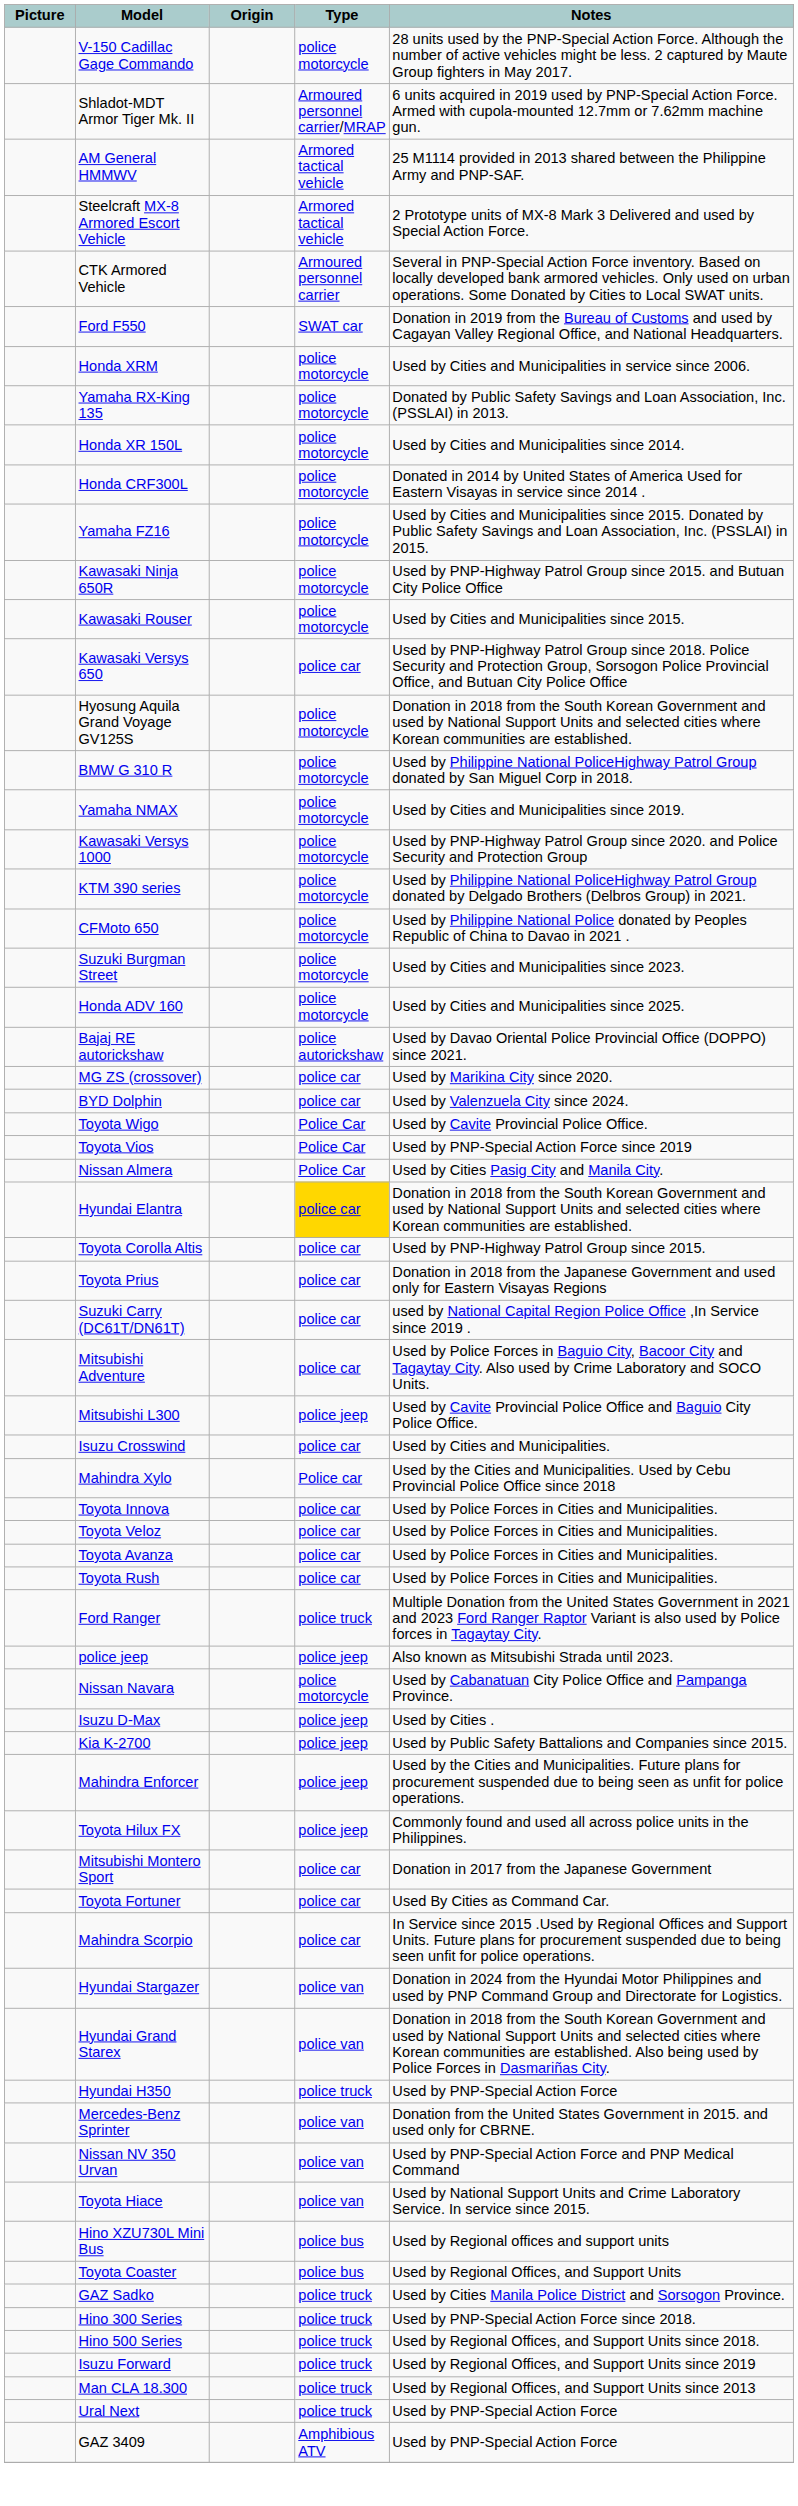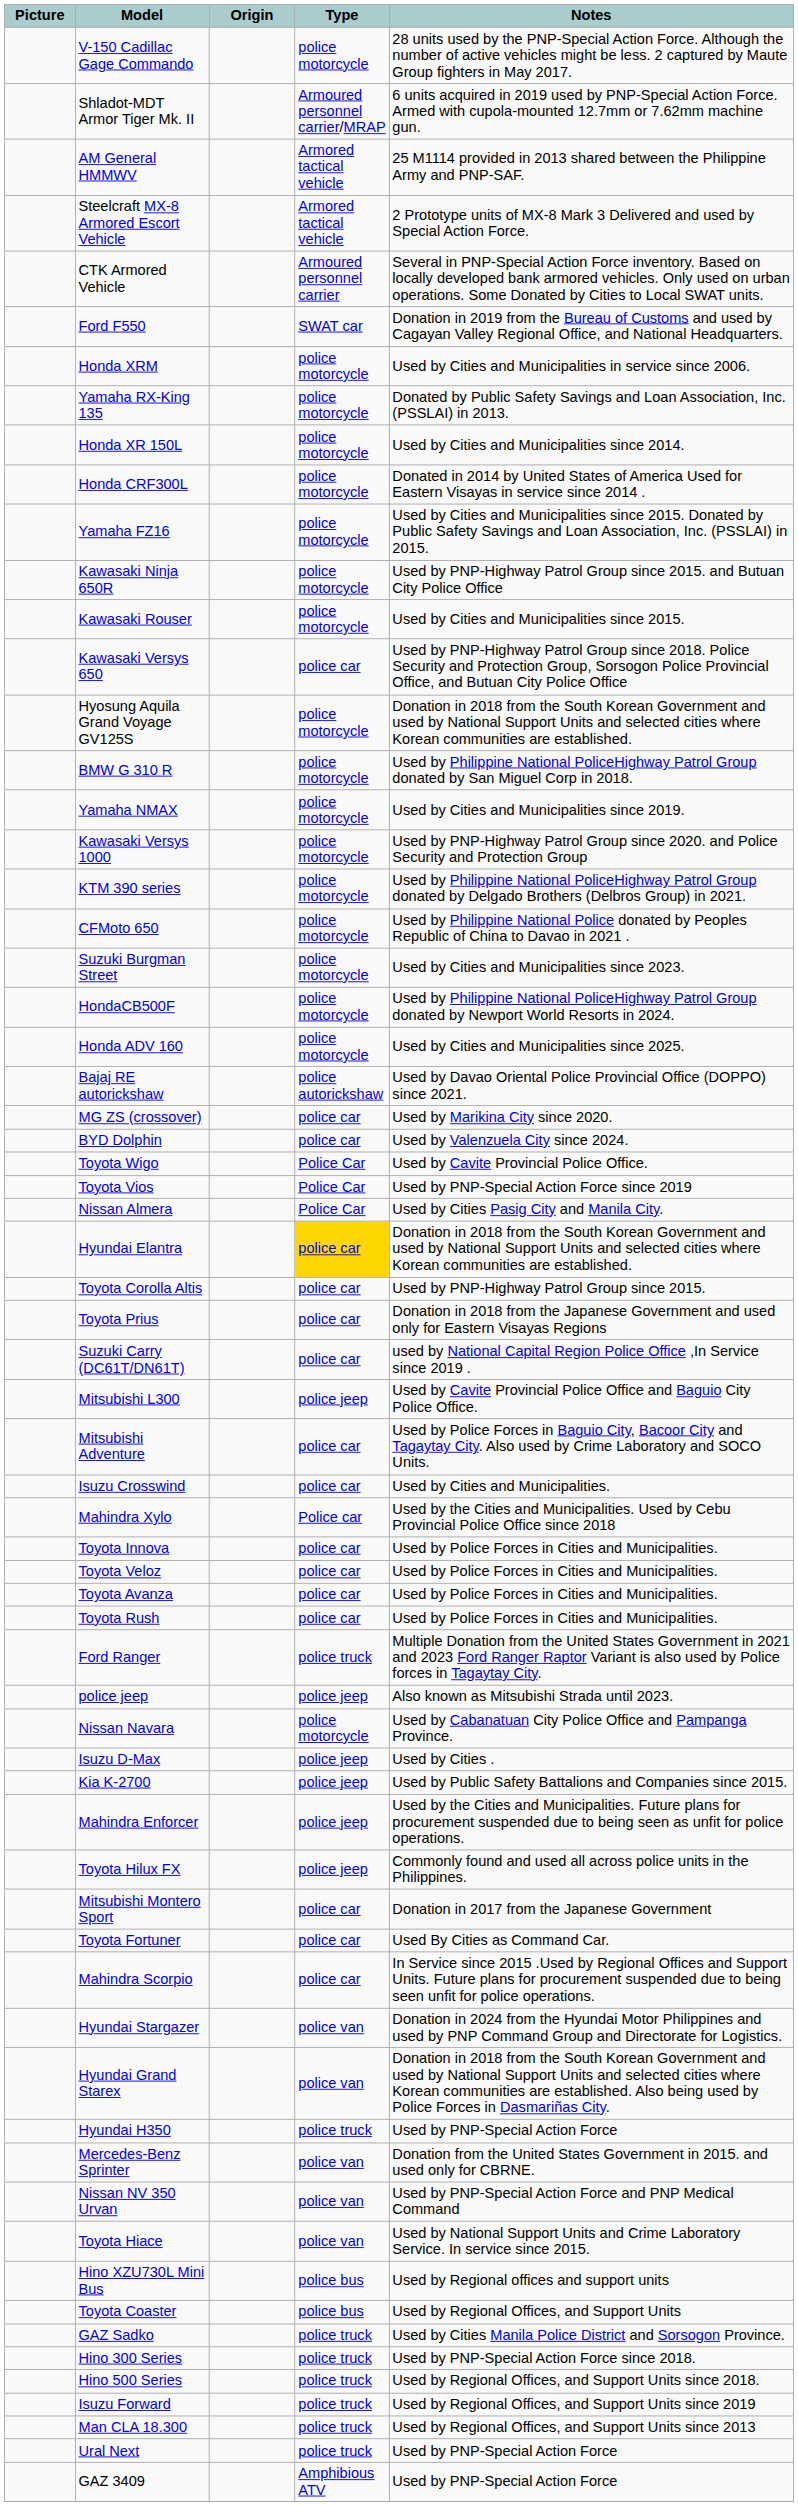+ row: (127, 1007)
rows swapped: (129, 1415) <-> (112, 1367)
